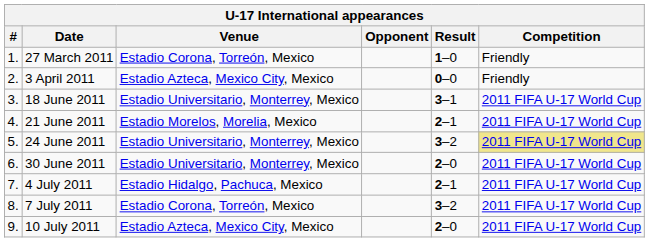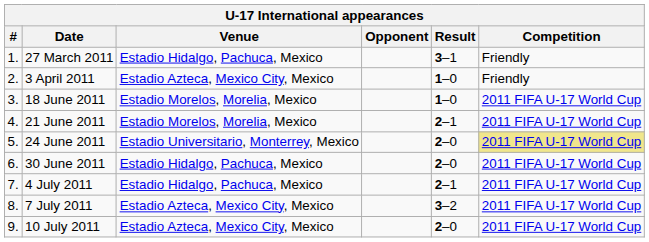(217, 58) Estadio Corona, Torreón, Mexico -> (221, 58) Estadio Hidalgo, Pachuca, Mexico
(446, 58) 1–0 -> (446, 58) 3–1
(446, 79) 0–0 -> (446, 79) 1–0
(239, 100) Estadio Universitario, Monterrey, Mexico -> (218, 100) Estadio Morelos, Morelia, Mexico
(446, 100) 3–1 -> (446, 100) 1–0
(446, 142) 3–2 -> (446, 142) 2–0
(239, 164) Estadio Universitario, Monterrey, Mexico -> (221, 164) Estadio Hidalgo, Pachuca, Mexico
(217, 206) Estadio Corona, Torreón, Mexico -> (227, 206) Estadio Azteca, Mexico City, Mexico
